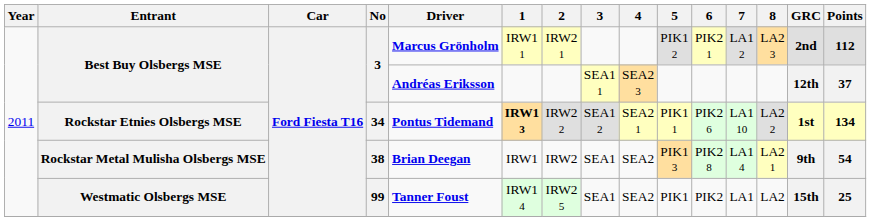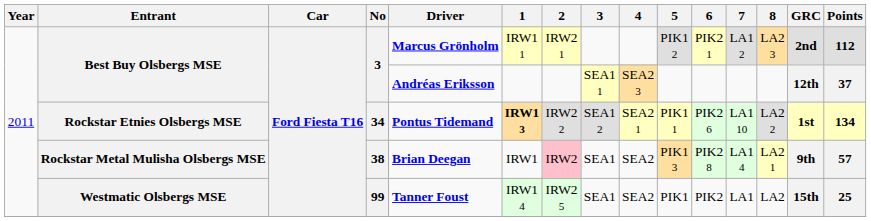(562, 159) no background -> (562, 159) pink background
(845, 159) 54 -> (845, 159) 57
